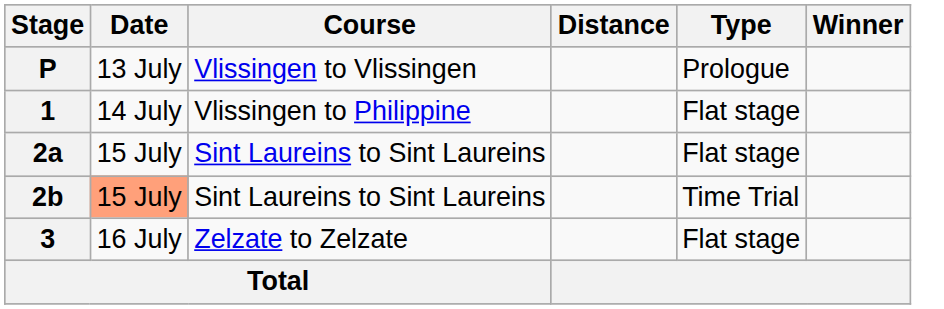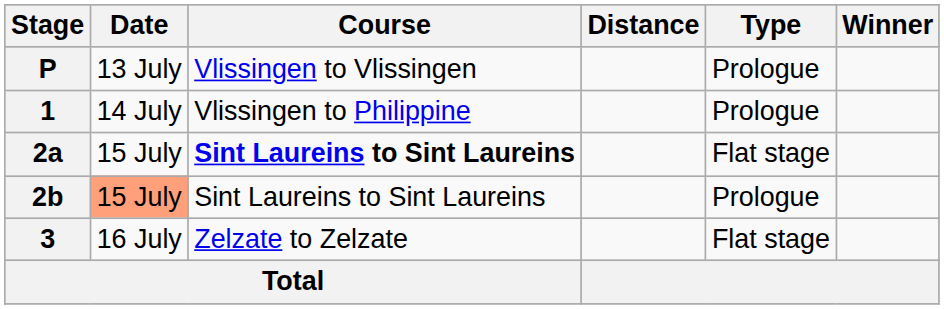(741, 111) Flat stage -> (766, 111) Prologue
(370, 153) normal -> (385, 153) bold
(741, 196) Time Trial -> (766, 196) Prologue
